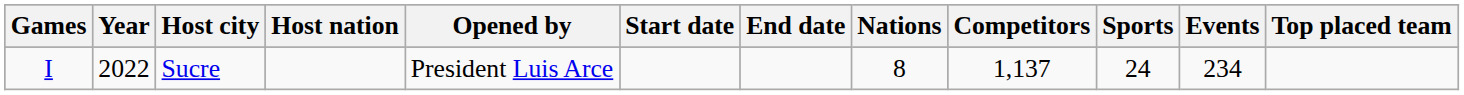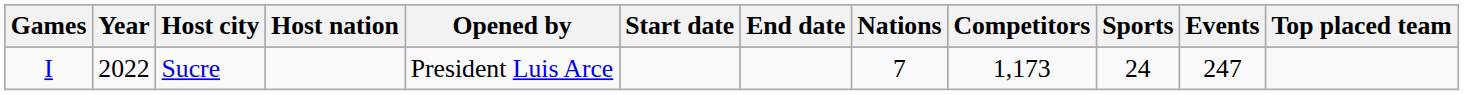(899, 68) 8 -> (899, 68) 7
(1022, 68) 1,137 -> (1022, 68) 1,173
(1223, 68) 234 -> (1223, 68) 247
